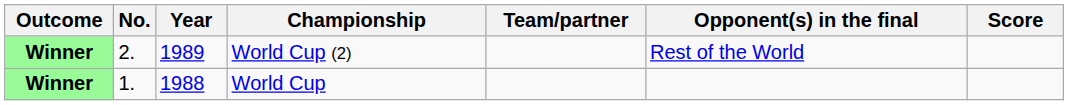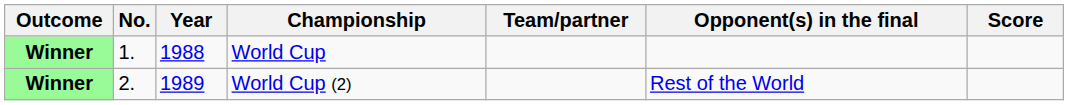rows swapped: (279, 83) <-> (292, 52)
